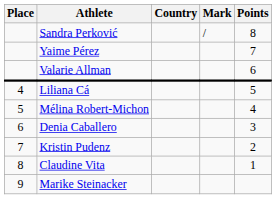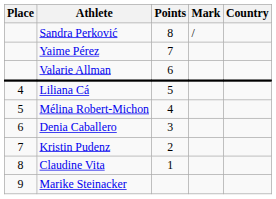columns swapped: (176, 13) <-> (253, 13)
